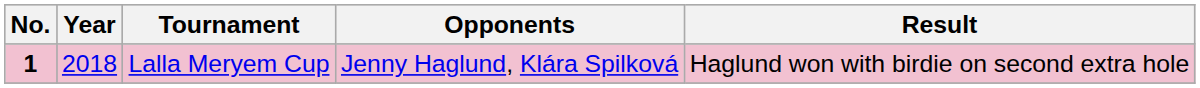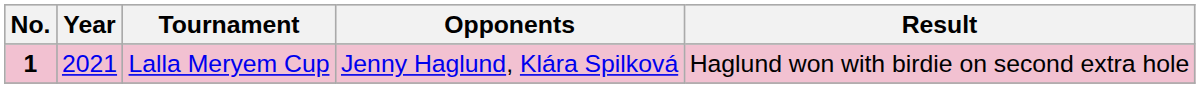(90, 64) 2018 -> (90, 64) 2021
